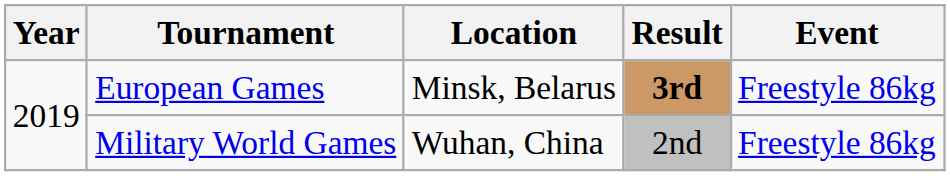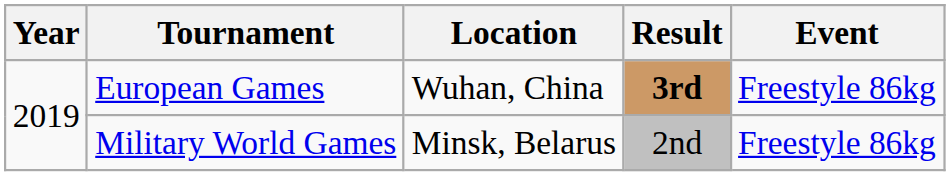(514, 87) Minsk, Belarus -> (508, 87) Wuhan, China
(508, 142) Wuhan, China -> (514, 142) Minsk, Belarus
